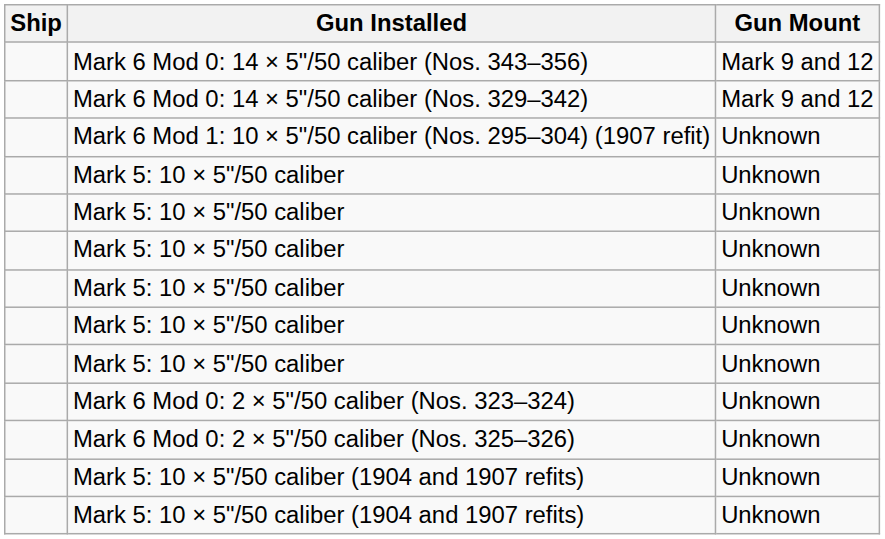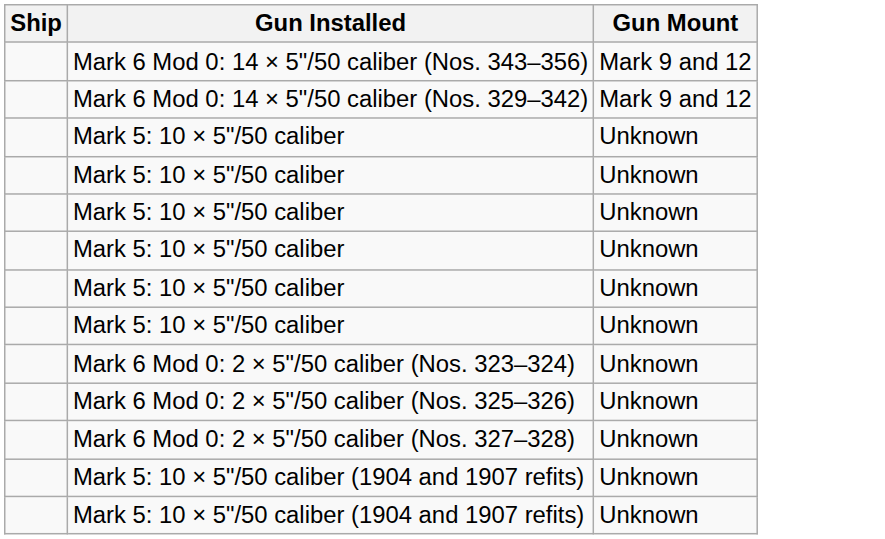- row: (392, 136)
+ row: (324, 439)
